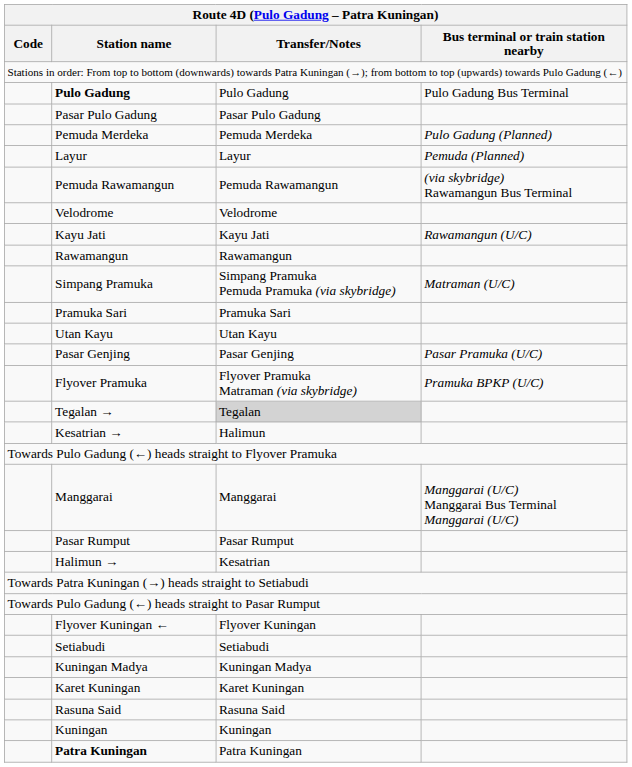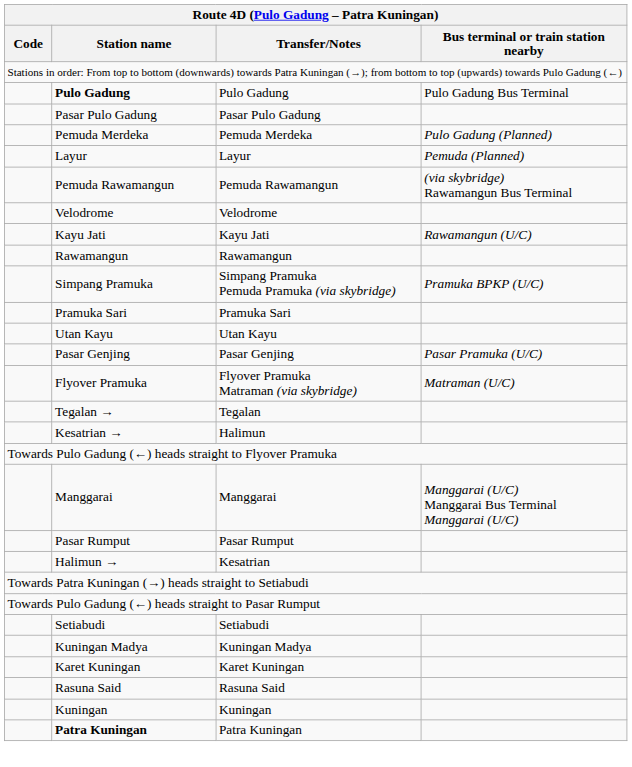(469, 284) Matraman (U/C) -> (484, 284) Pramuka BPKP (U/C)
(484, 383) Pramuka BPKP (U/C) -> (469, 383) Matraman (U/C)
(240, 411) lightgrey background -> (240, 411) no background
- row: (112, 625)
